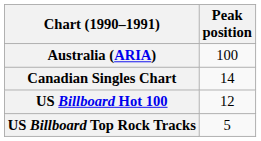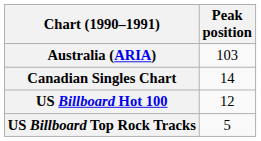(227, 55) 100 -> (227, 55) 103
